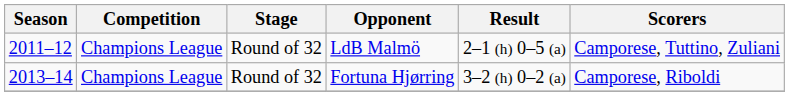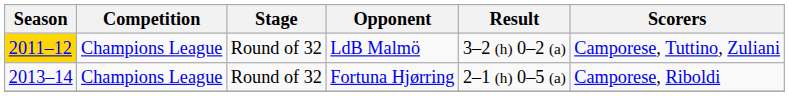(40, 47) no background -> (40, 47) gold background
(514, 47) 2–1 (h) 0–5 (a) -> (514, 47) 3–2 (h) 0–2 (a)
(514, 76) 3–2 (h) 0–2 (a) -> (514, 76) 2–1 (h) 0–5 (a)
